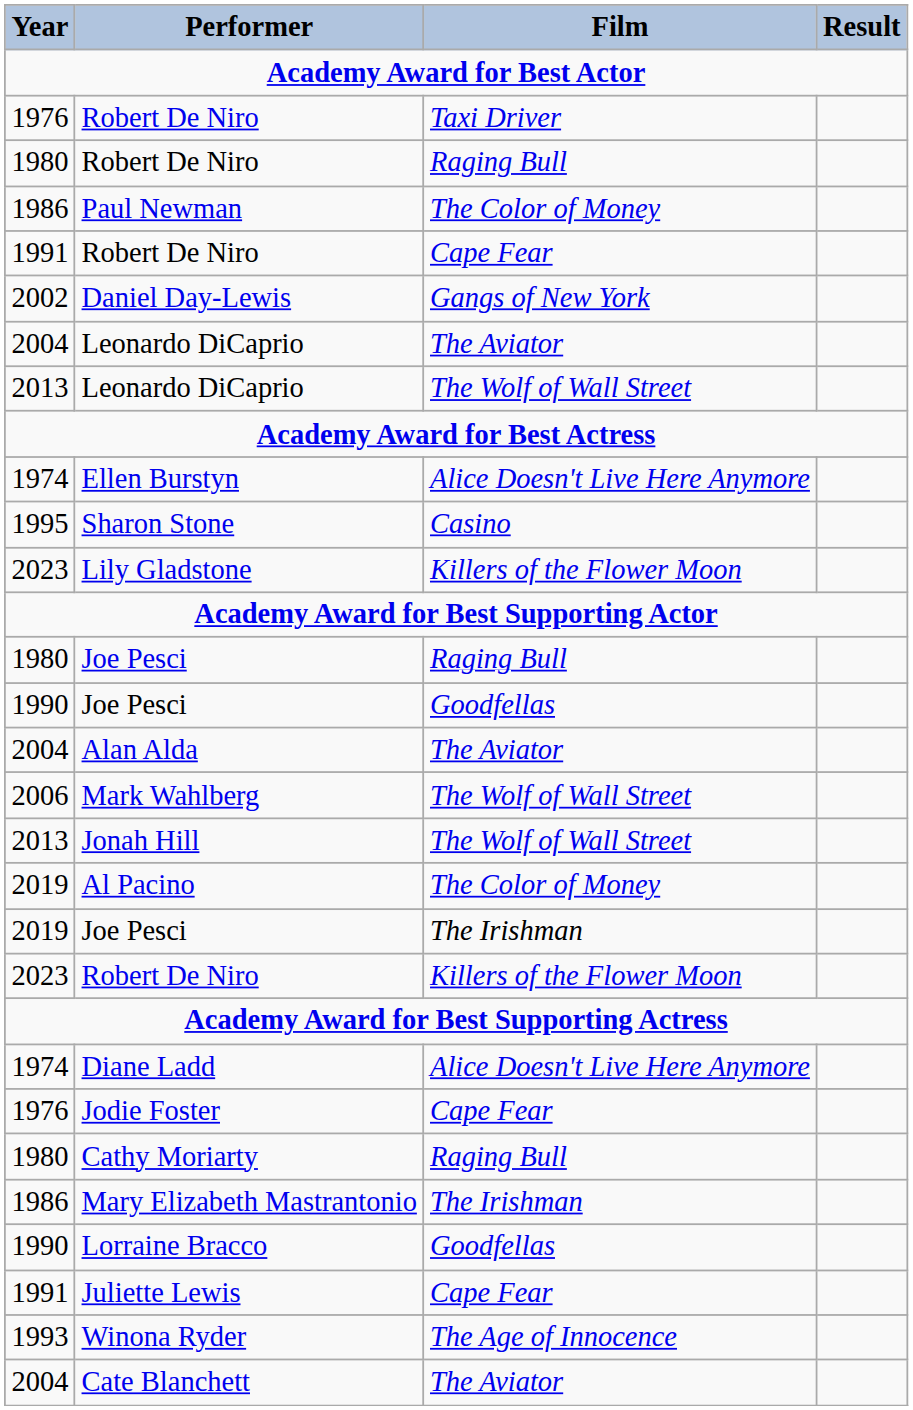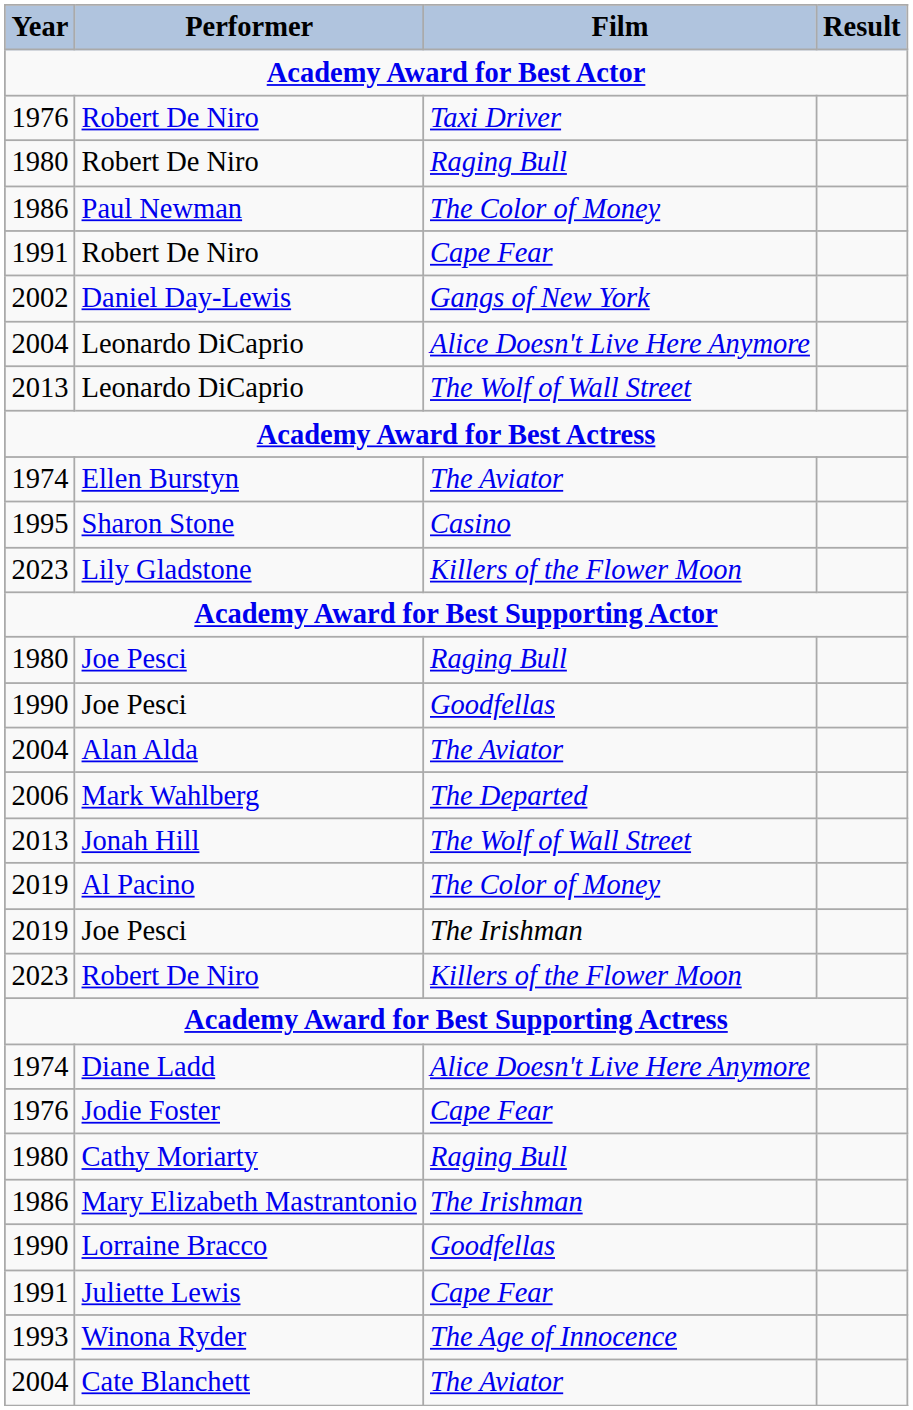(497, 343) The Aviator -> (620, 343) Alice Doesn't Live Here Anymore
(620, 478) Alice Doesn't Live Here Anymore -> (497, 478) The Aviator
(561, 794) The Wolf of Wall Street -> (509, 794) The Departed
